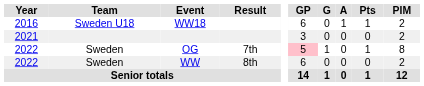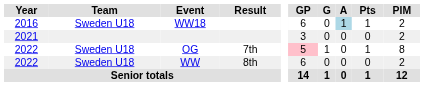(344, 23) no background -> (344, 23) lightblue background
(105, 49) Sweden -> (105, 49) Sweden U18
(105, 62) Sweden -> (105, 62) Sweden U18
